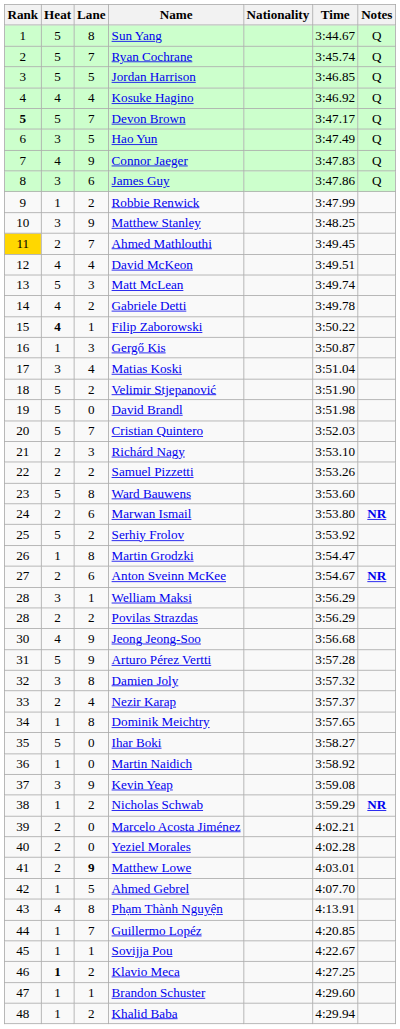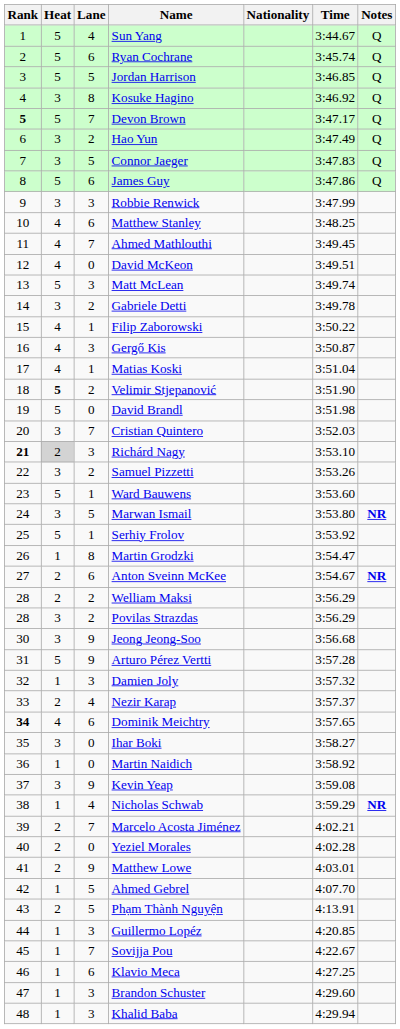(91, 35) 8 -> (91, 35) 4
(91, 56) 7 -> (91, 56) 6
(58, 98) 4 -> (58, 98) 3
(91, 98) 4 -> (91, 98) 8
(91, 139) 5 -> (91, 139) 2
(58, 160) 4 -> (58, 160) 3
(91, 160) 9 -> (91, 160) 5
(58, 181) 3 -> (58, 181) 5
(58, 202) 1 -> (58, 202) 3
(91, 202) 2 -> (91, 202) 3
(58, 222) 3 -> (58, 222) 4
(91, 222) 9 -> (91, 222) 6
(23, 243) gold background -> (23, 243) no background
(58, 243) 2 -> (58, 243) 4
(91, 264) 4 -> (91, 264) 0
(58, 306) 4 -> (58, 306) 3
(58, 327) bold -> (58, 327) normal
(58, 347) 1 -> (58, 347) 4
(58, 368) 3 -> (58, 368) 4
(91, 368) 4 -> (91, 368) 1
(58, 389) normal -> (58, 389) bold
(58, 431) 5 -> (58, 431) 3
(23, 451) normal -> (23, 451) bold
(58, 451) no background -> (58, 451) lightgrey background
(58, 472) 2 -> (58, 472) 3
(91, 493) 8 -> (91, 493) 1
(58, 514) 2 -> (58, 514) 3
(91, 514) 6 -> (91, 514) 5
(91, 535) 2 -> (91, 535) 1
(58, 597) 3 -> (58, 597) 2
(91, 597) 1 -> (91, 597) 2
(58, 618) 2 -> (58, 618) 3
(58, 639) 4 -> (58, 639) 3
(58, 680) 3 -> (58, 680) 1
(91, 680) 8 -> (91, 680) 3
(23, 722) normal -> (23, 722) bold
(58, 722) 1 -> (58, 722) 4
(91, 722) 8 -> (91, 722) 6
(58, 743) 5 -> (58, 743) 3
(91, 805) 2 -> (91, 805) 4
(91, 826) 0 -> (91, 826) 7
(91, 868) bold -> (91, 868) normal
(58, 909) 4 -> (58, 909) 2
(91, 909) 8 -> (91, 909) 5
(91, 930) 7 -> (91, 930) 3
(91, 951) 1 -> (91, 951) 7
(58, 972) bold -> (58, 972) normal
(91, 972) 2 -> (91, 972) 6
(91, 992) 1 -> (91, 992) 3
(91, 1013) 2 -> (91, 1013) 3
